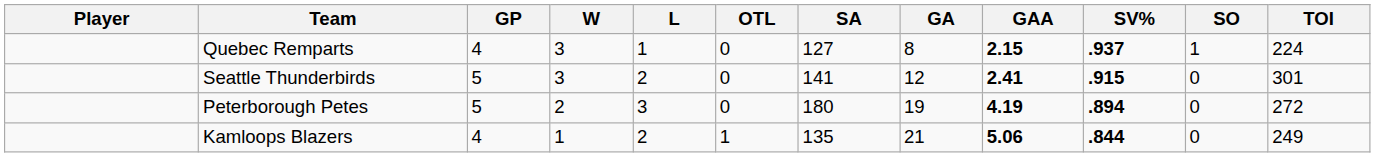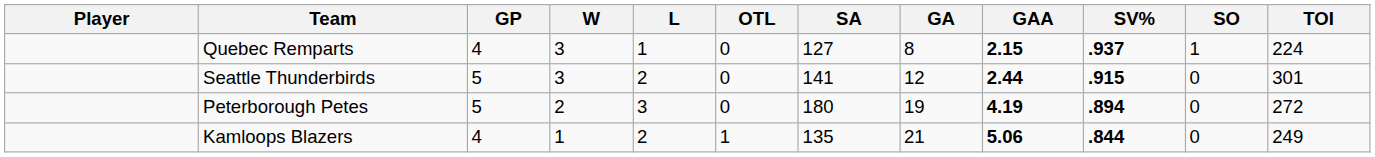(1005, 78) 2.41 -> (1005, 78) 2.44
